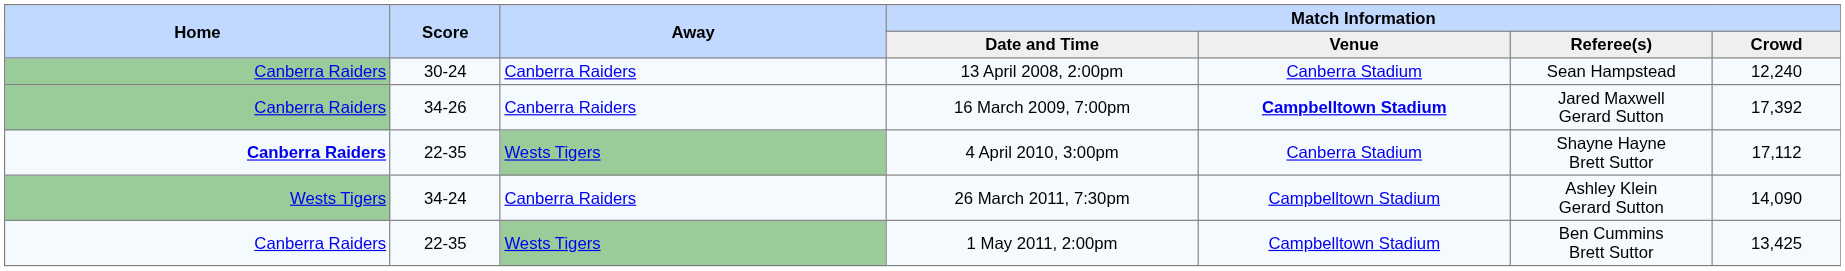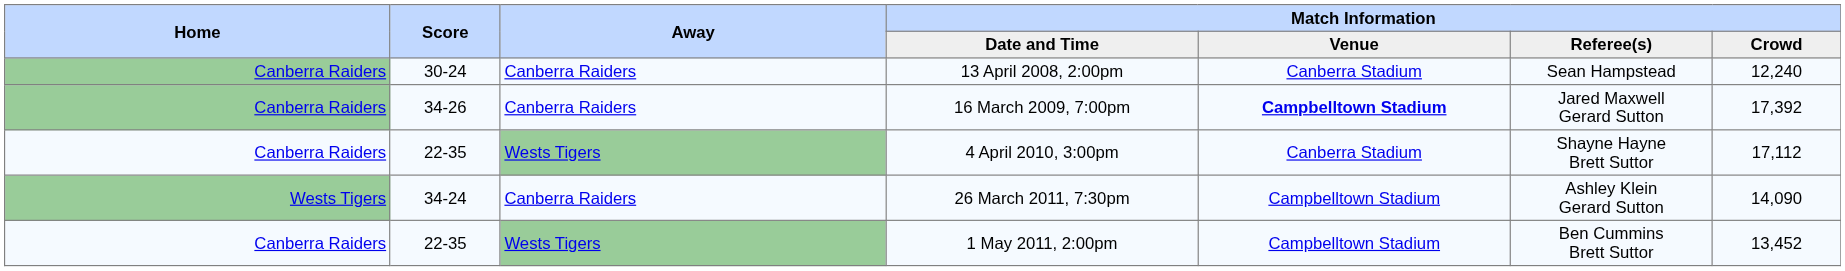(317, 152) bold -> (320, 152) normal
(1777, 243) 13,425 -> (1777, 243) 13,452
